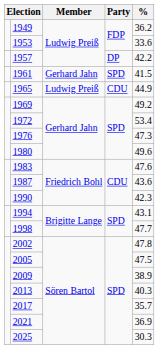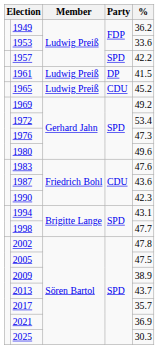(113, 58) DP -> (116, 58) SPD
(71, 74) Gerhard Jahn -> (72, 74) Ludwig Preiß
(116, 74) SPD -> (113, 74) DP
(143, 89) 44.9 -> (143, 89) 45.2
(143, 290) 40.3 -> (143, 290) 43.7
